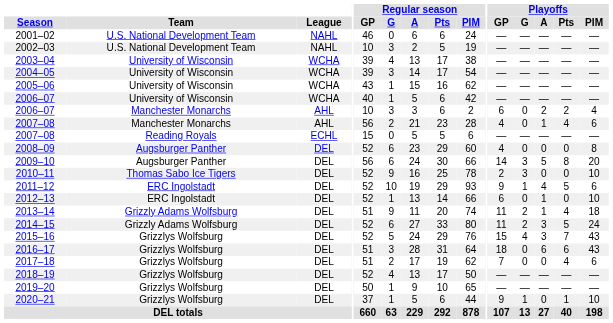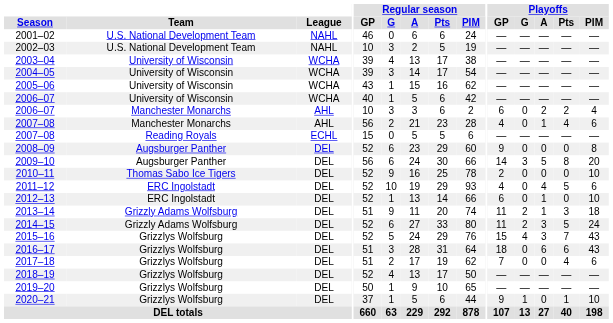(501, 149) 4 -> (501, 149) 9
(525, 174) 3 -> (525, 174) 0
(501, 186) 9 -> (501, 186) 4
(525, 186) 1 -> (525, 186) 0
(566, 212) 4 -> (566, 212) 3
